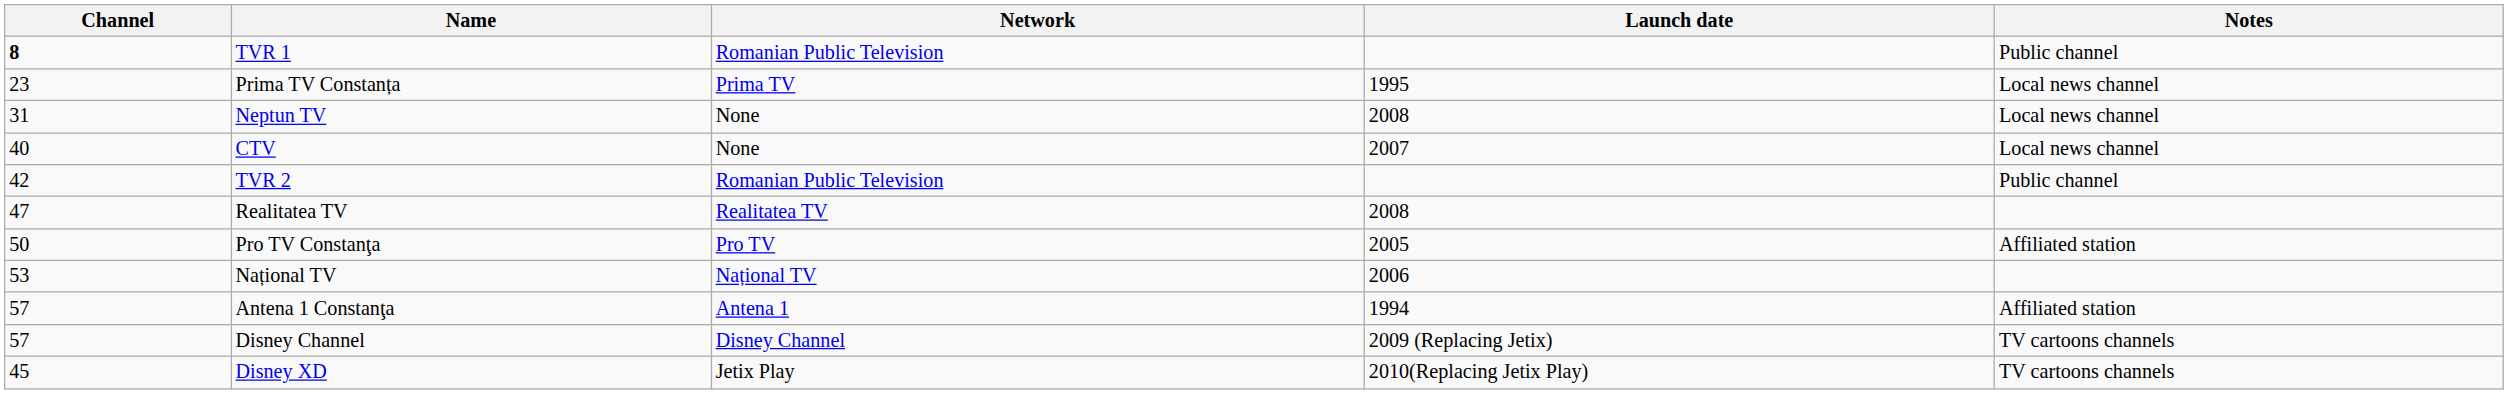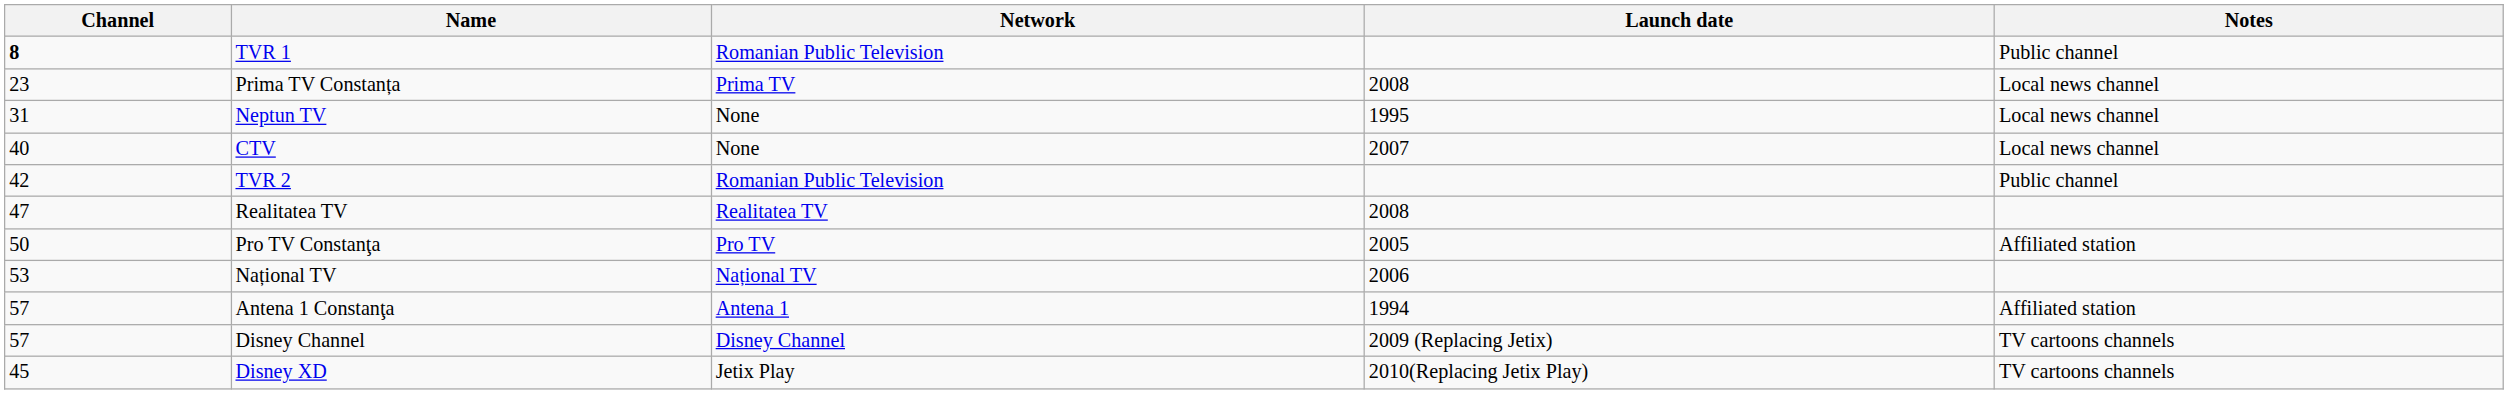(1389, 84) 1995 -> (1389, 84) 2008
(1389, 116) 2008 -> (1389, 116) 1995
